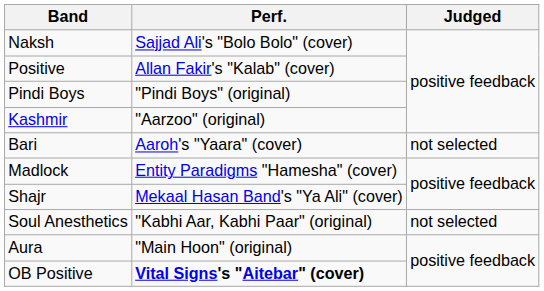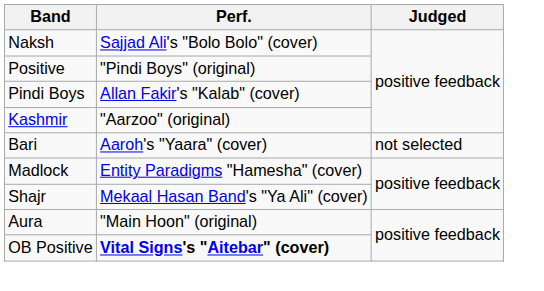(235, 68) Allan Fakir's "Kalab" (cover) -> (178, 68) "Pindi Boys" (original)
(213, 94) "Pindi Boys" (original) -> (200, 94) Allan Fakir's "Kalab" (cover)
- row: (68, 222)
